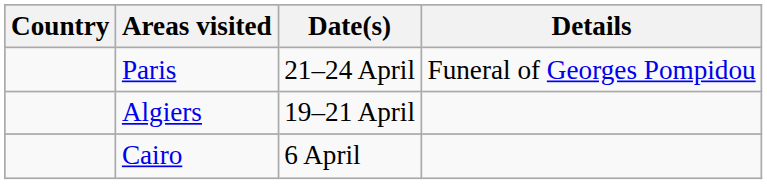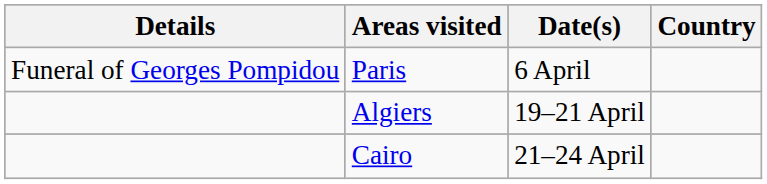columns swapped: (60, 26) <-> (592, 26)
(350, 69) 21–24 April -> (552, 69) 6 April
(322, 155) 6 April -> (580, 155) 21–24 April
